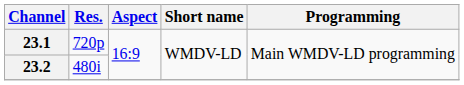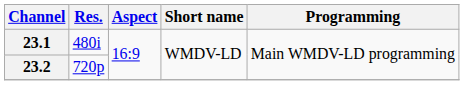(89, 42) 720p -> (87, 42) 480i
(87, 67) 480i -> (89, 67) 720p
